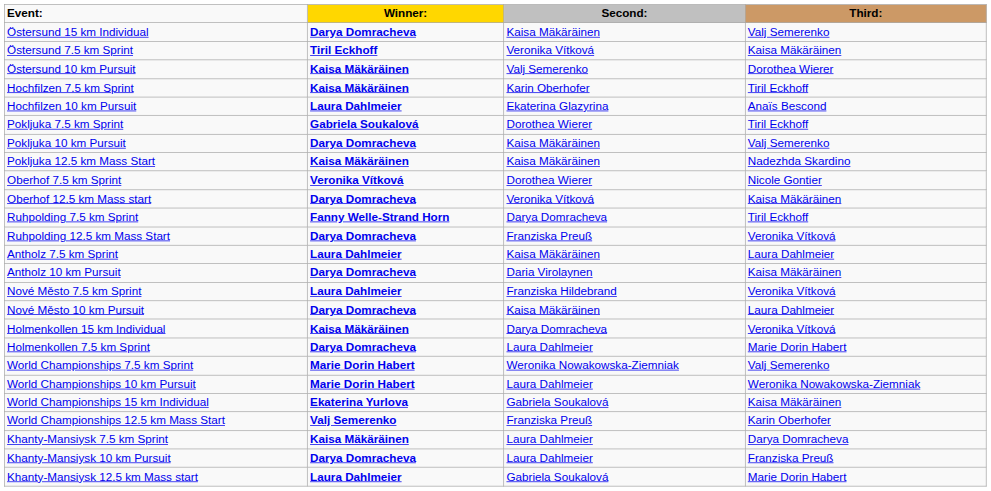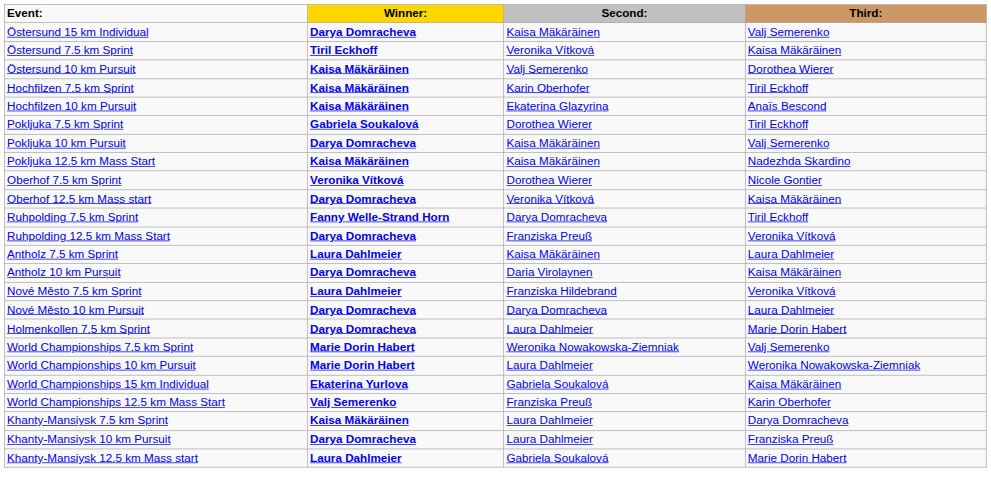(356, 106) Laura Dahlmeier -> (359, 106) Kaisa Mäkäräinen
(553, 310) Kaisa Mäkäräinen -> (557, 310) Darya Domracheva
- row: (86, 328)
